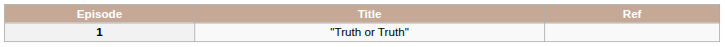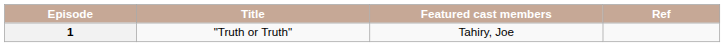+ column: (486, 14)
